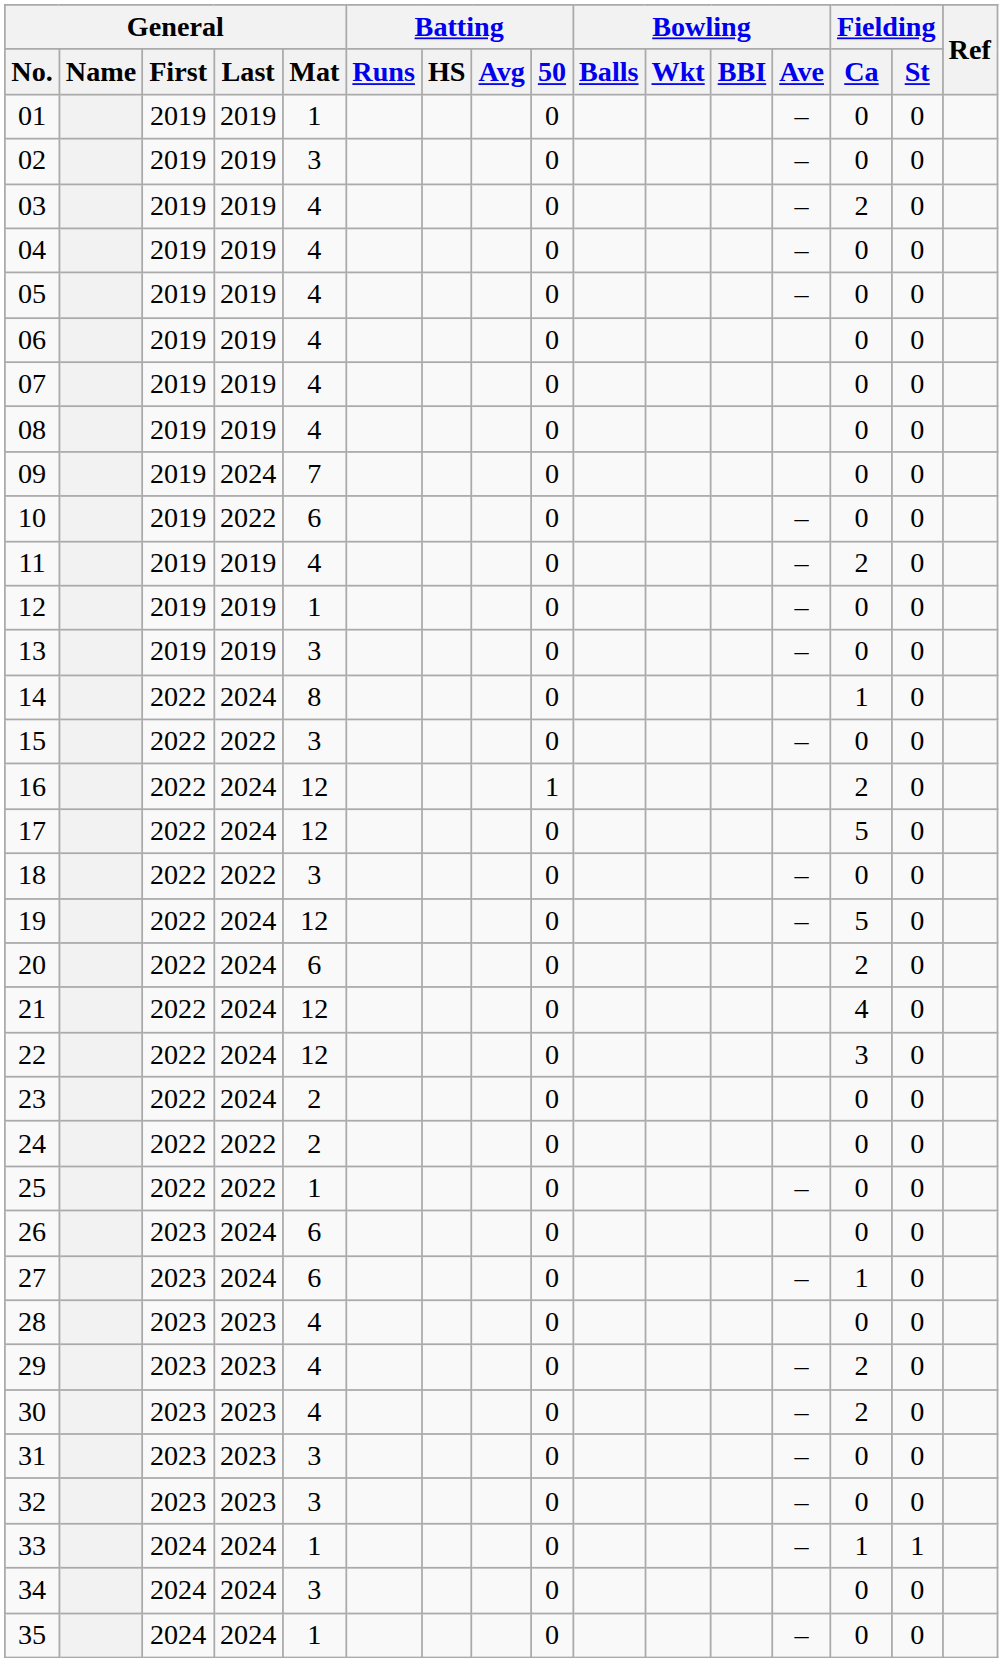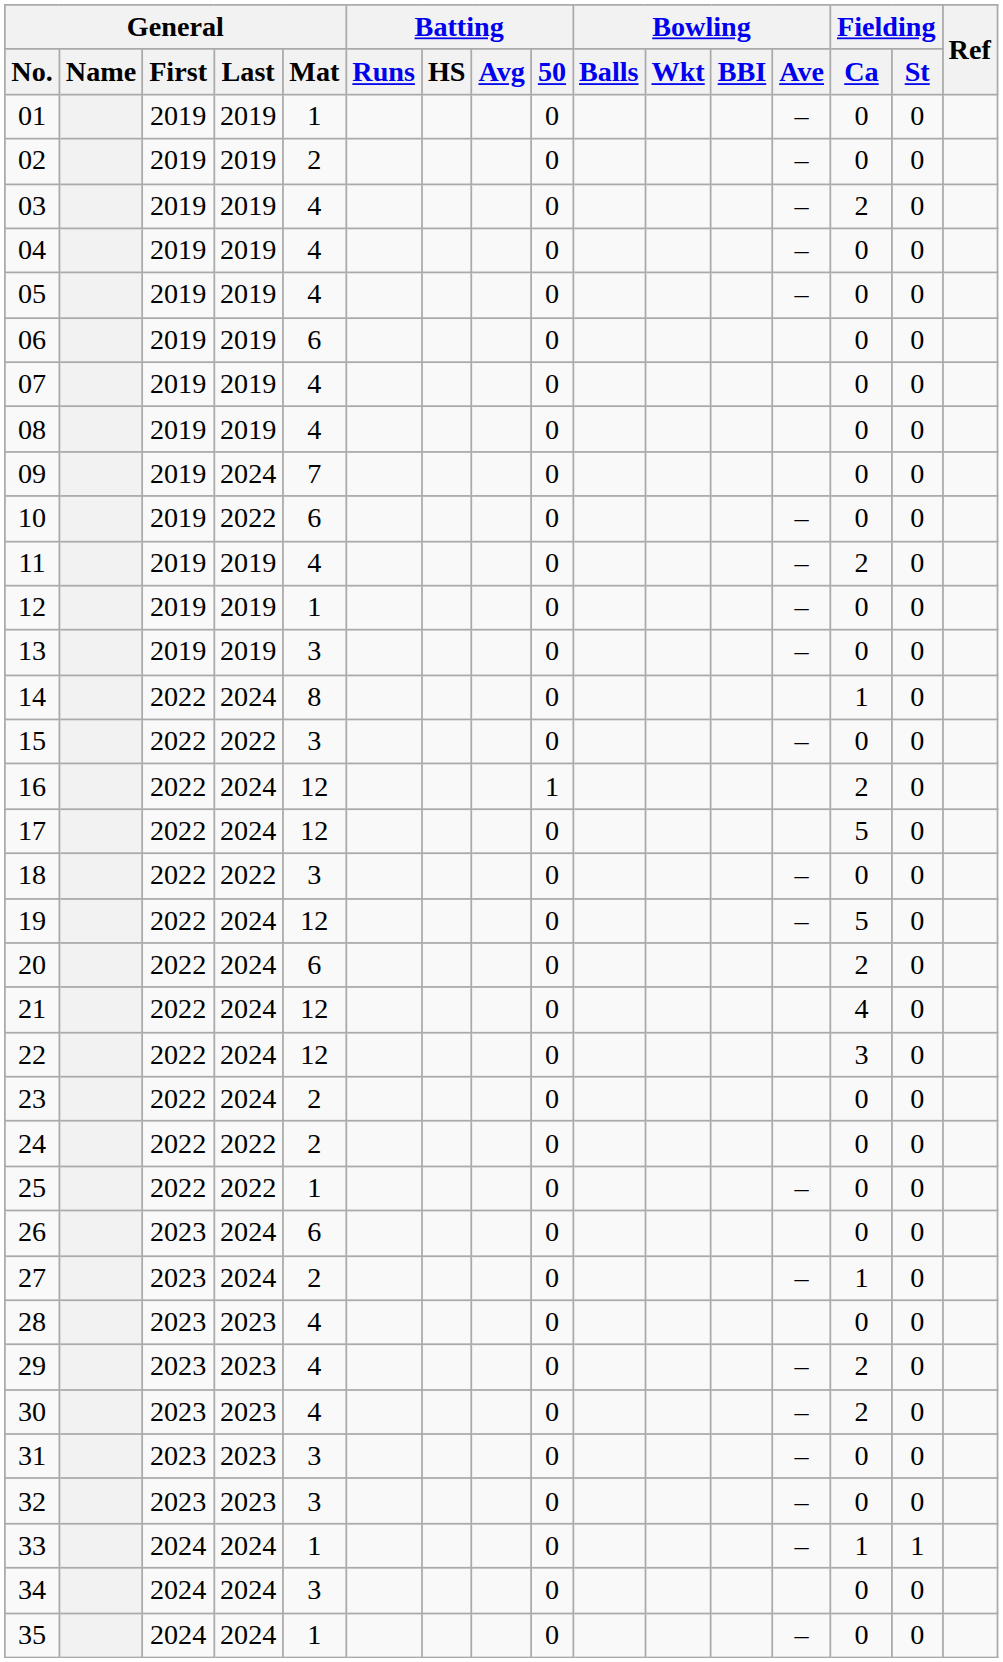(314, 160) 3 -> (314, 160) 2
(314, 339) 4 -> (314, 339) 6
(314, 1277) 6 -> (314, 1277) 2
